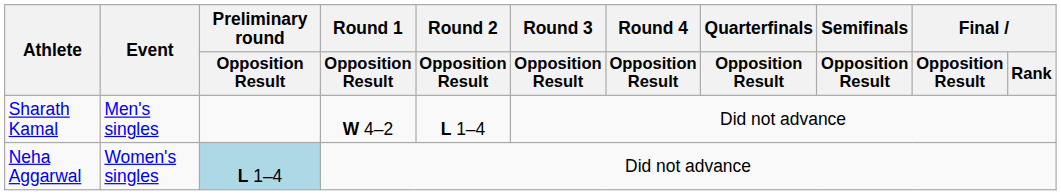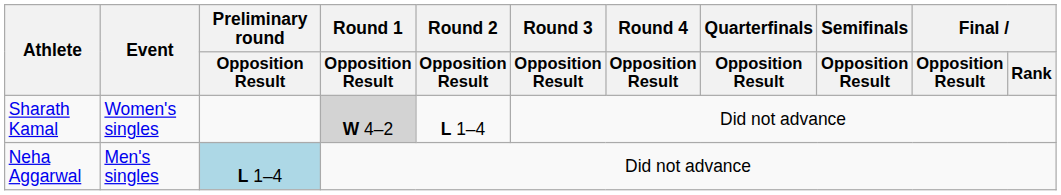(132, 119) Men's singles -> (140, 119) Women's singles
(368, 129) no background -> (368, 129) lightgrey background
(140, 166) Women's singles -> (132, 166) Men's singles
